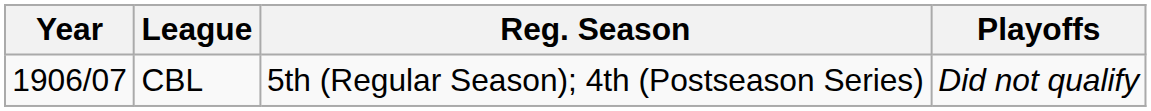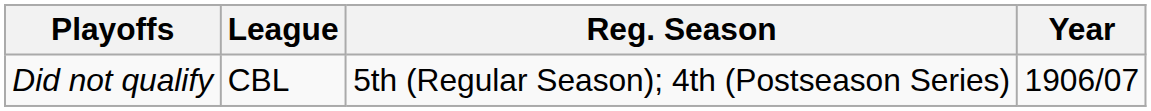columns swapped: (70, 29) <-> (1039, 29)
